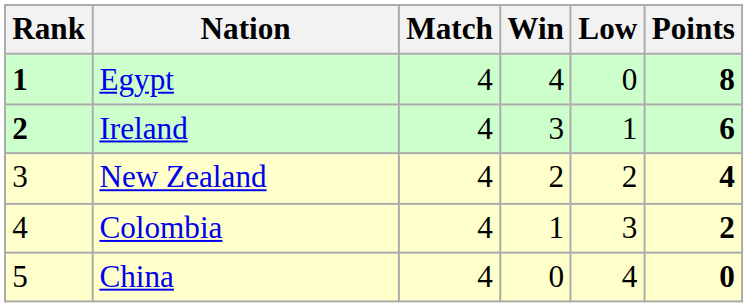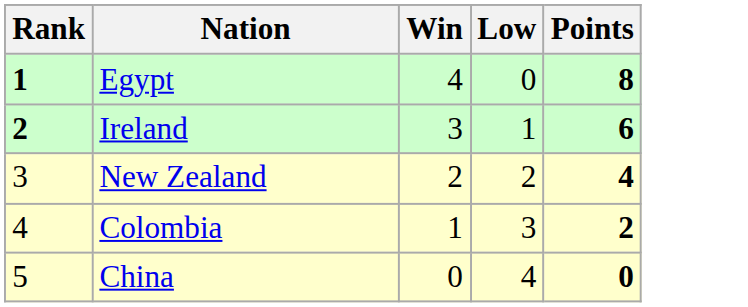- column: (450, 29)
